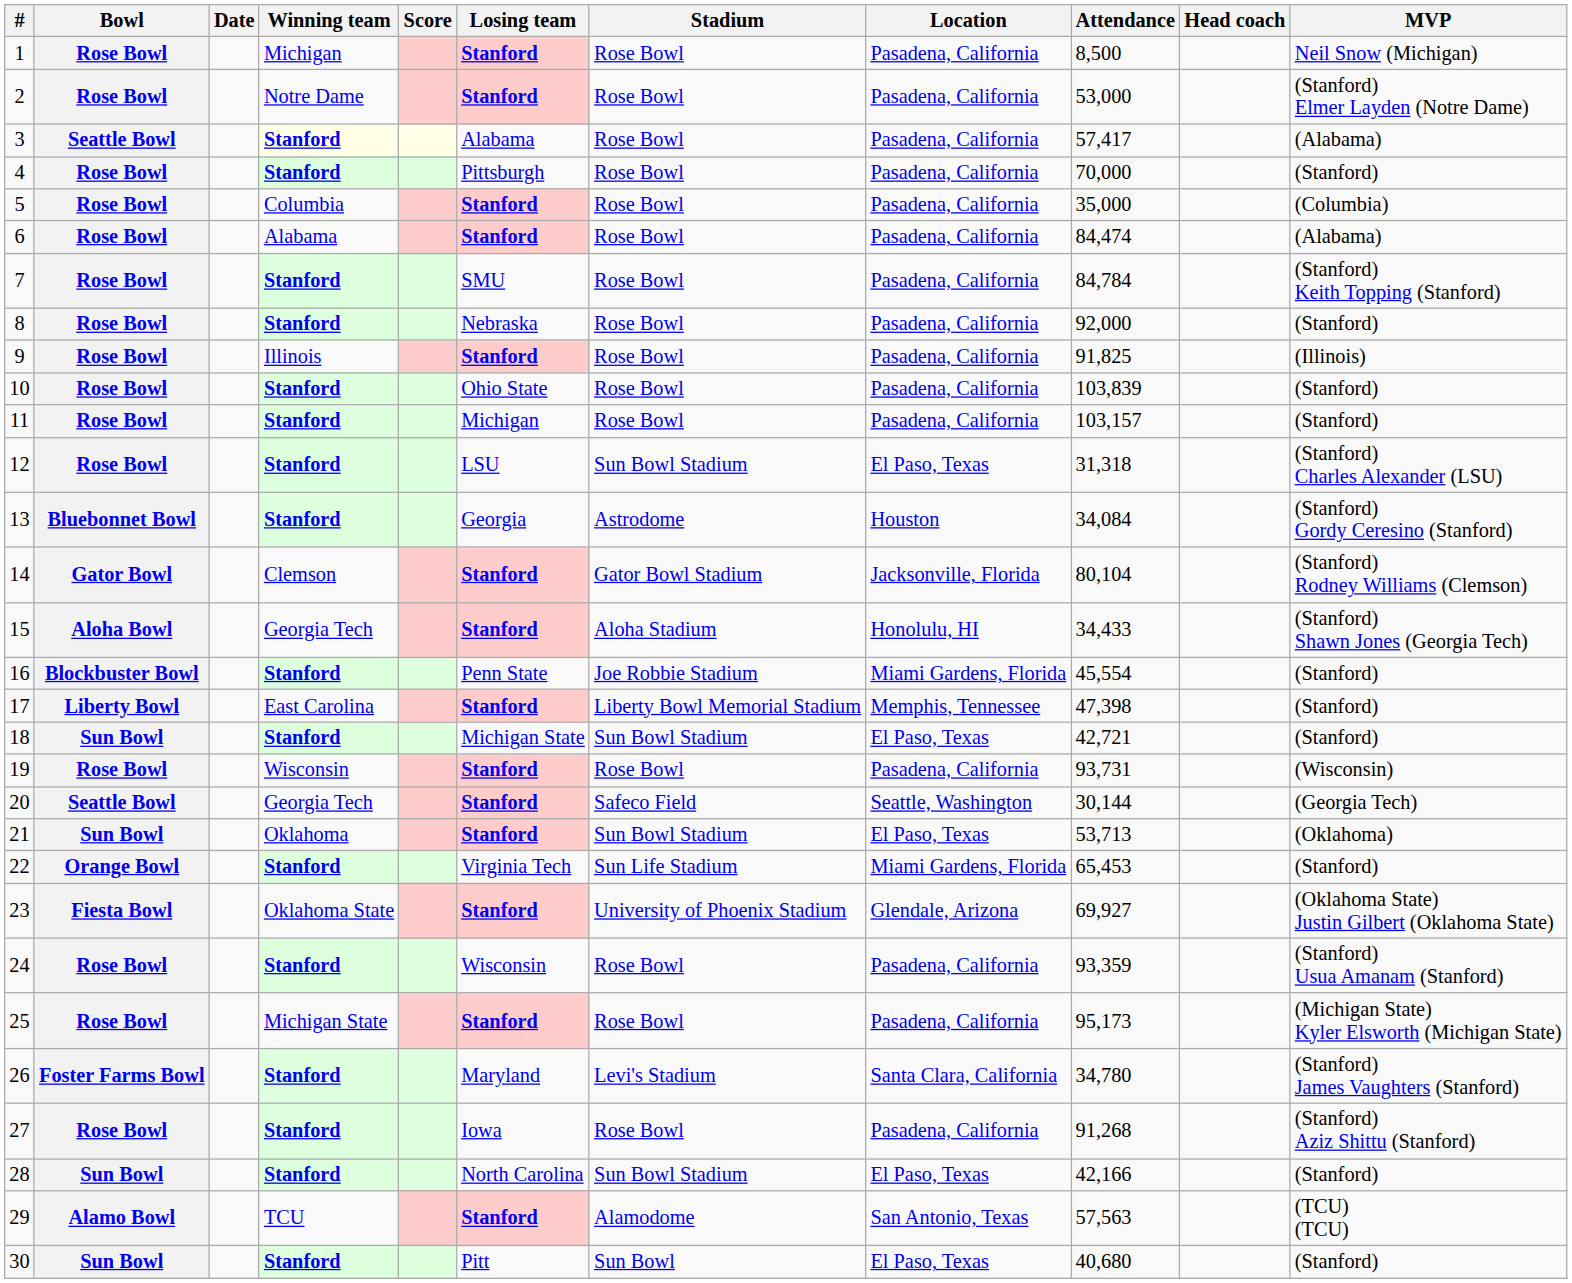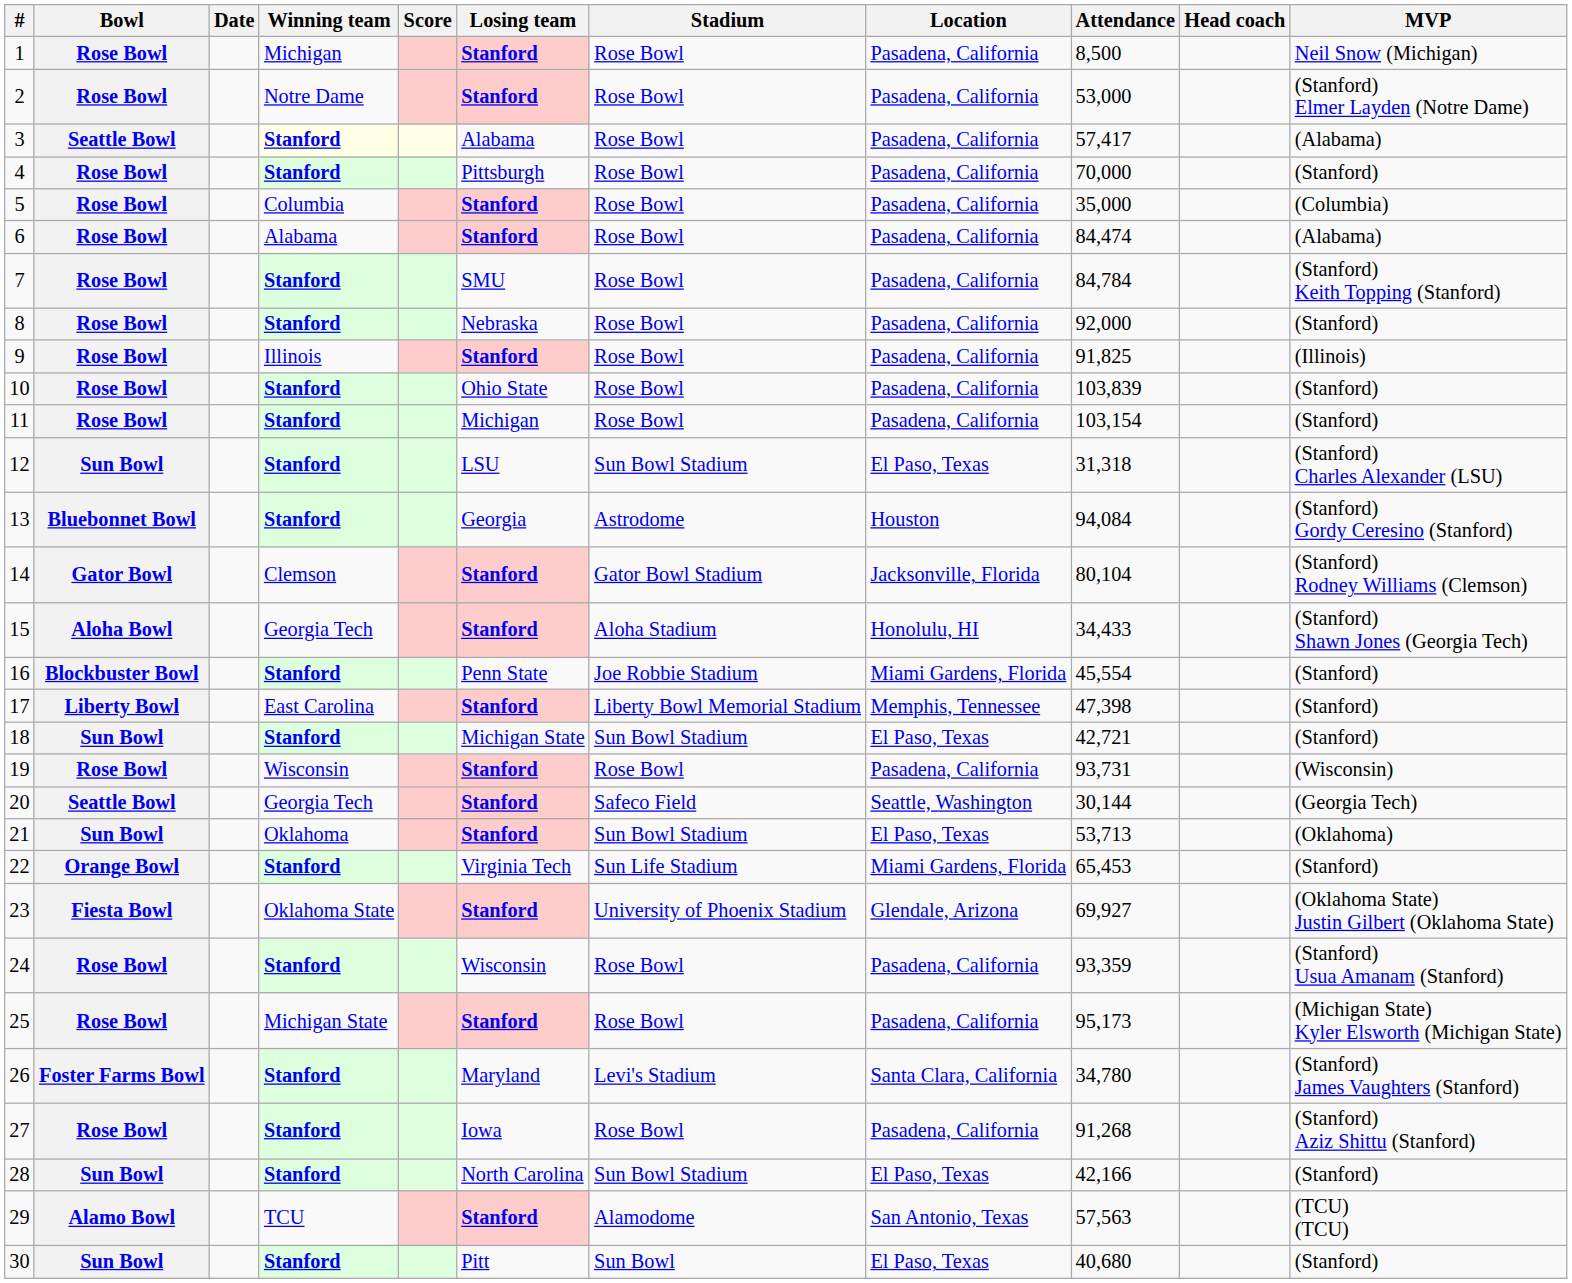(1109, 420) 103,157 -> (1109, 420) 103,154
(122, 464) Rose Bowl -> (122, 464) Sun Bowl
(1104, 519) 34,084 -> (1104, 519) 94,084
